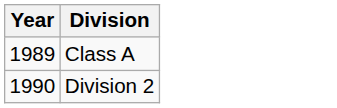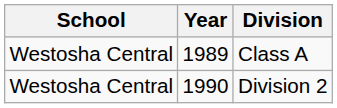+ column: (91, 20)
